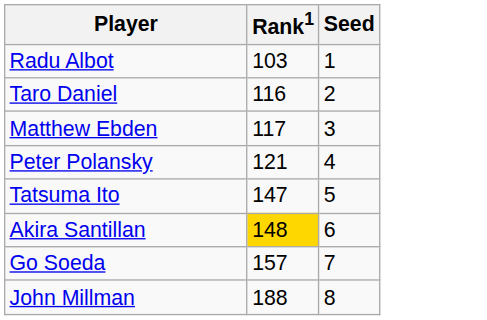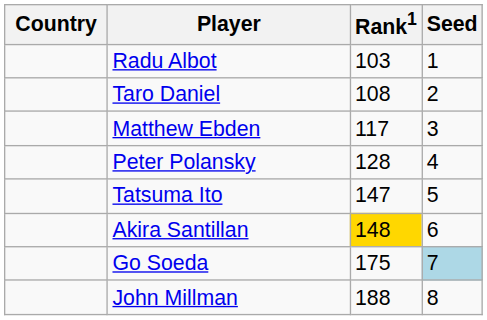+ column: (56, 24)
(269, 94) 116 -> (373, 94) 108
(270, 162) 121 -> (373, 162) 128
(270, 263) 157 -> (373, 263) 175
(330, 263) no background -> (433, 263) lightblue background
